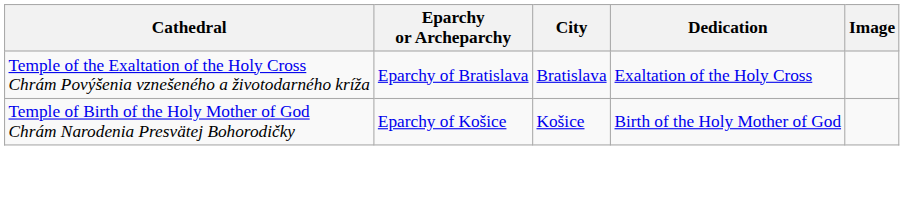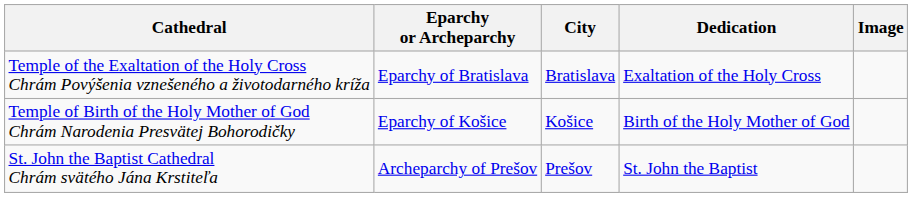+ row: (113, 168)
